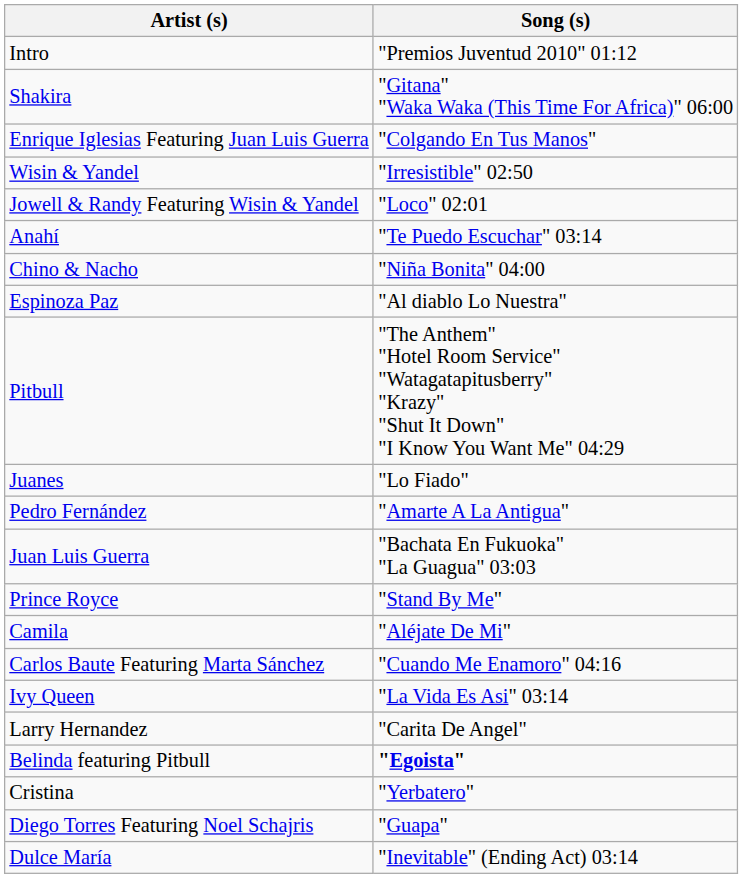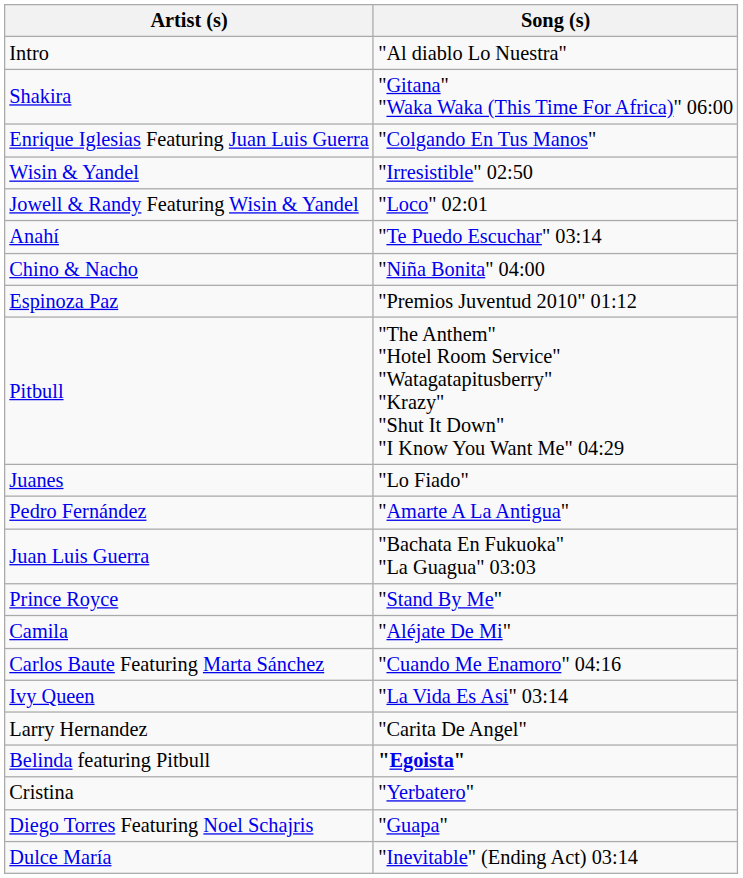(508, 52) "Premios Juventud 2010" 01:12 -> (473, 52) "Al diablo Lo Nuestra"
(473, 301) "Al diablo Lo Nuestra" -> (508, 301) "Premios Juventud 2010" 01:12
